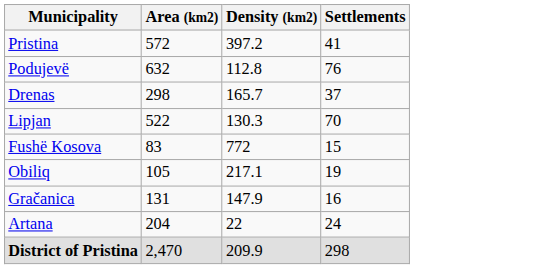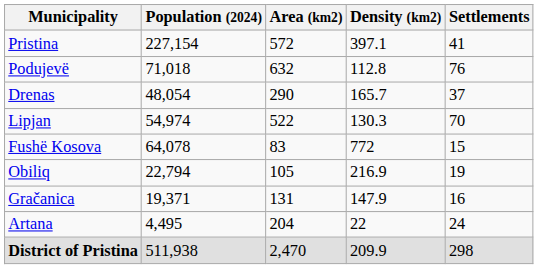+ column: (204, 17)
(244, 43) 397.2 -> (368, 43) 397.1
(158, 95) 298 -> (282, 95) 290
(244, 172) 217.1 -> (368, 172) 216.9
